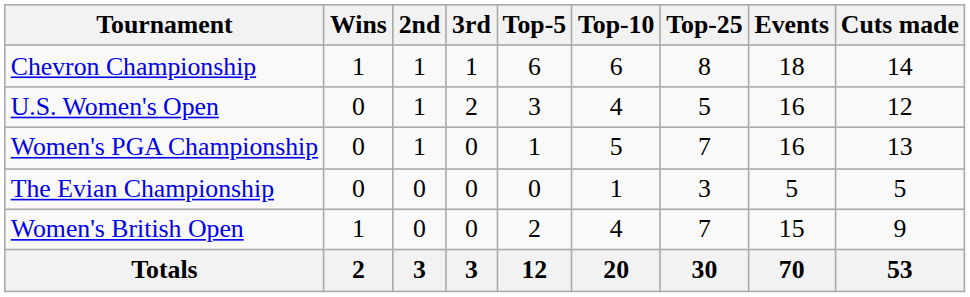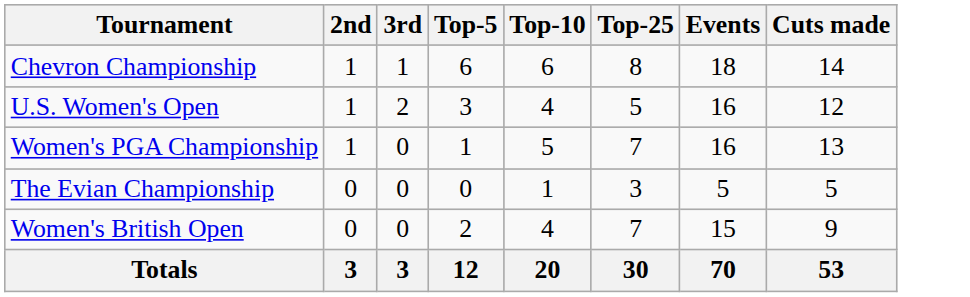- column: (358, 24)
